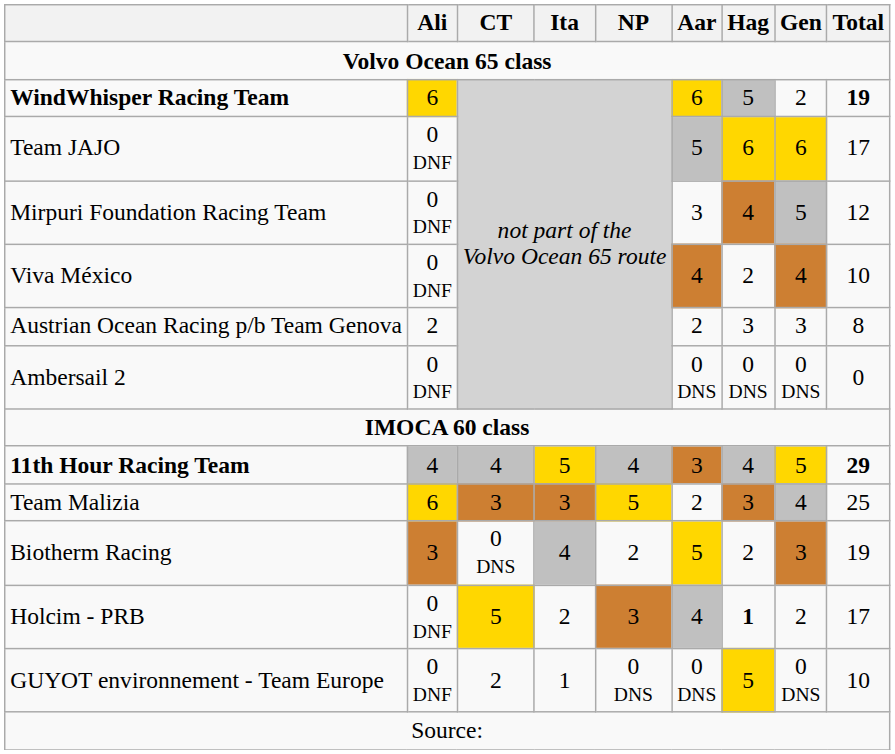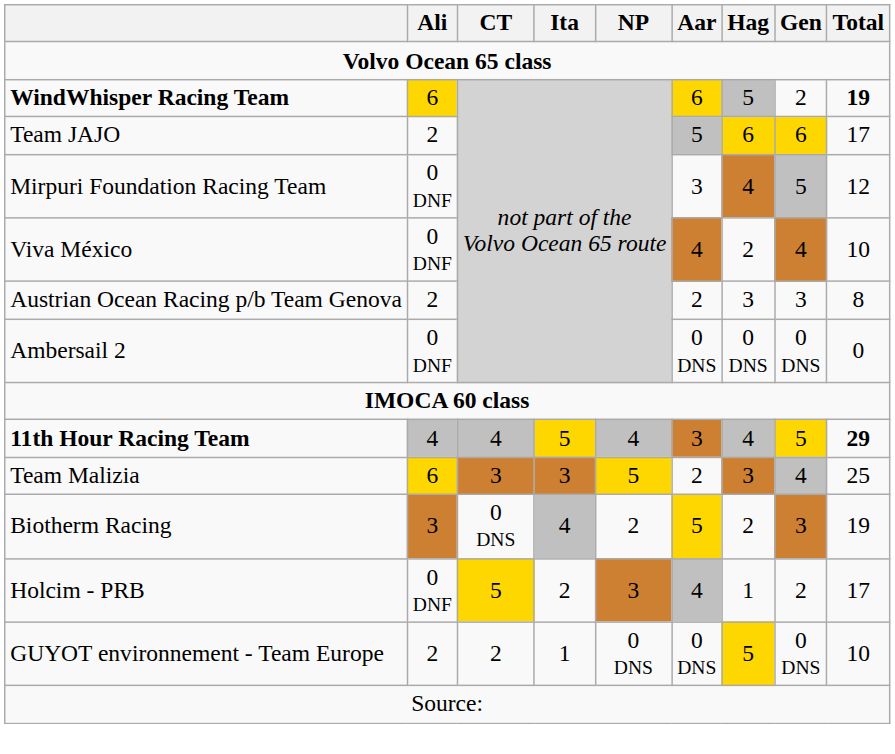(432, 148) 0 DNF -> (432, 135) 2
(748, 616) bold -> (748, 589) normal
(432, 680) 0 DNF -> (432, 653) 2
